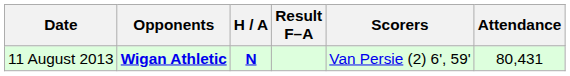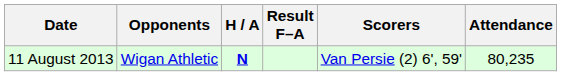(174, 58) bold -> (169, 58) normal
(520, 58) 80,431 -> (511, 58) 80,235
